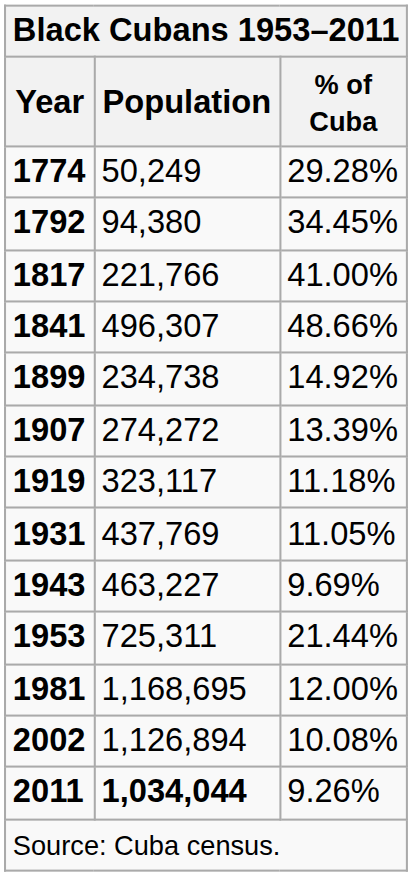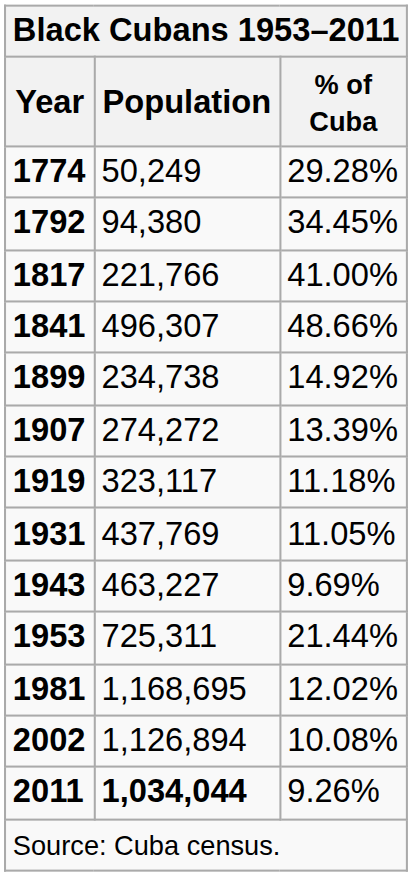(343, 688) 12.00% -> (343, 688) 12.02%
